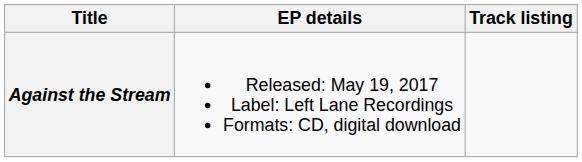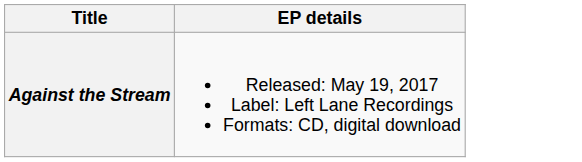- column: (521, 18)
